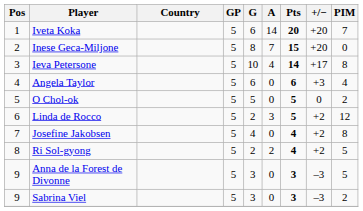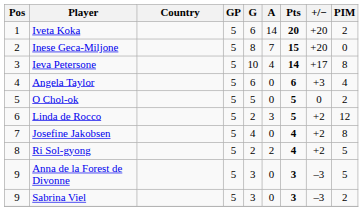(345, 30) 7 -> (345, 30) 2
